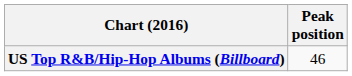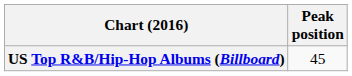(318, 58) 46 -> (318, 58) 45
